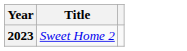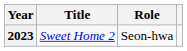+ column: (147, 14)
